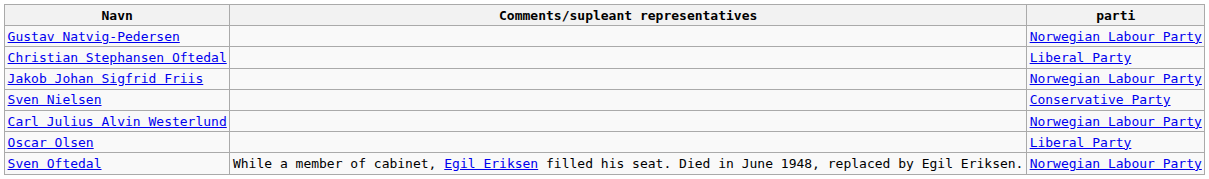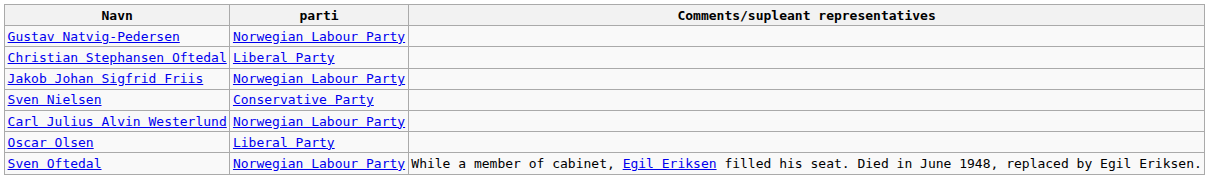columns swapped: (1116, 15) <-> (628, 15)
